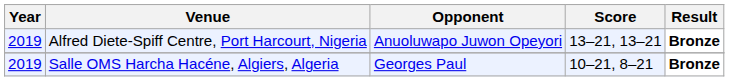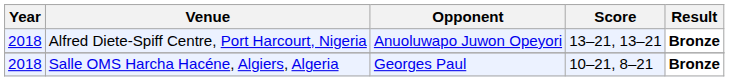(25, 41) 2019 -> (25, 41) 2018
(25, 65) 2019 -> (25, 65) 2018
